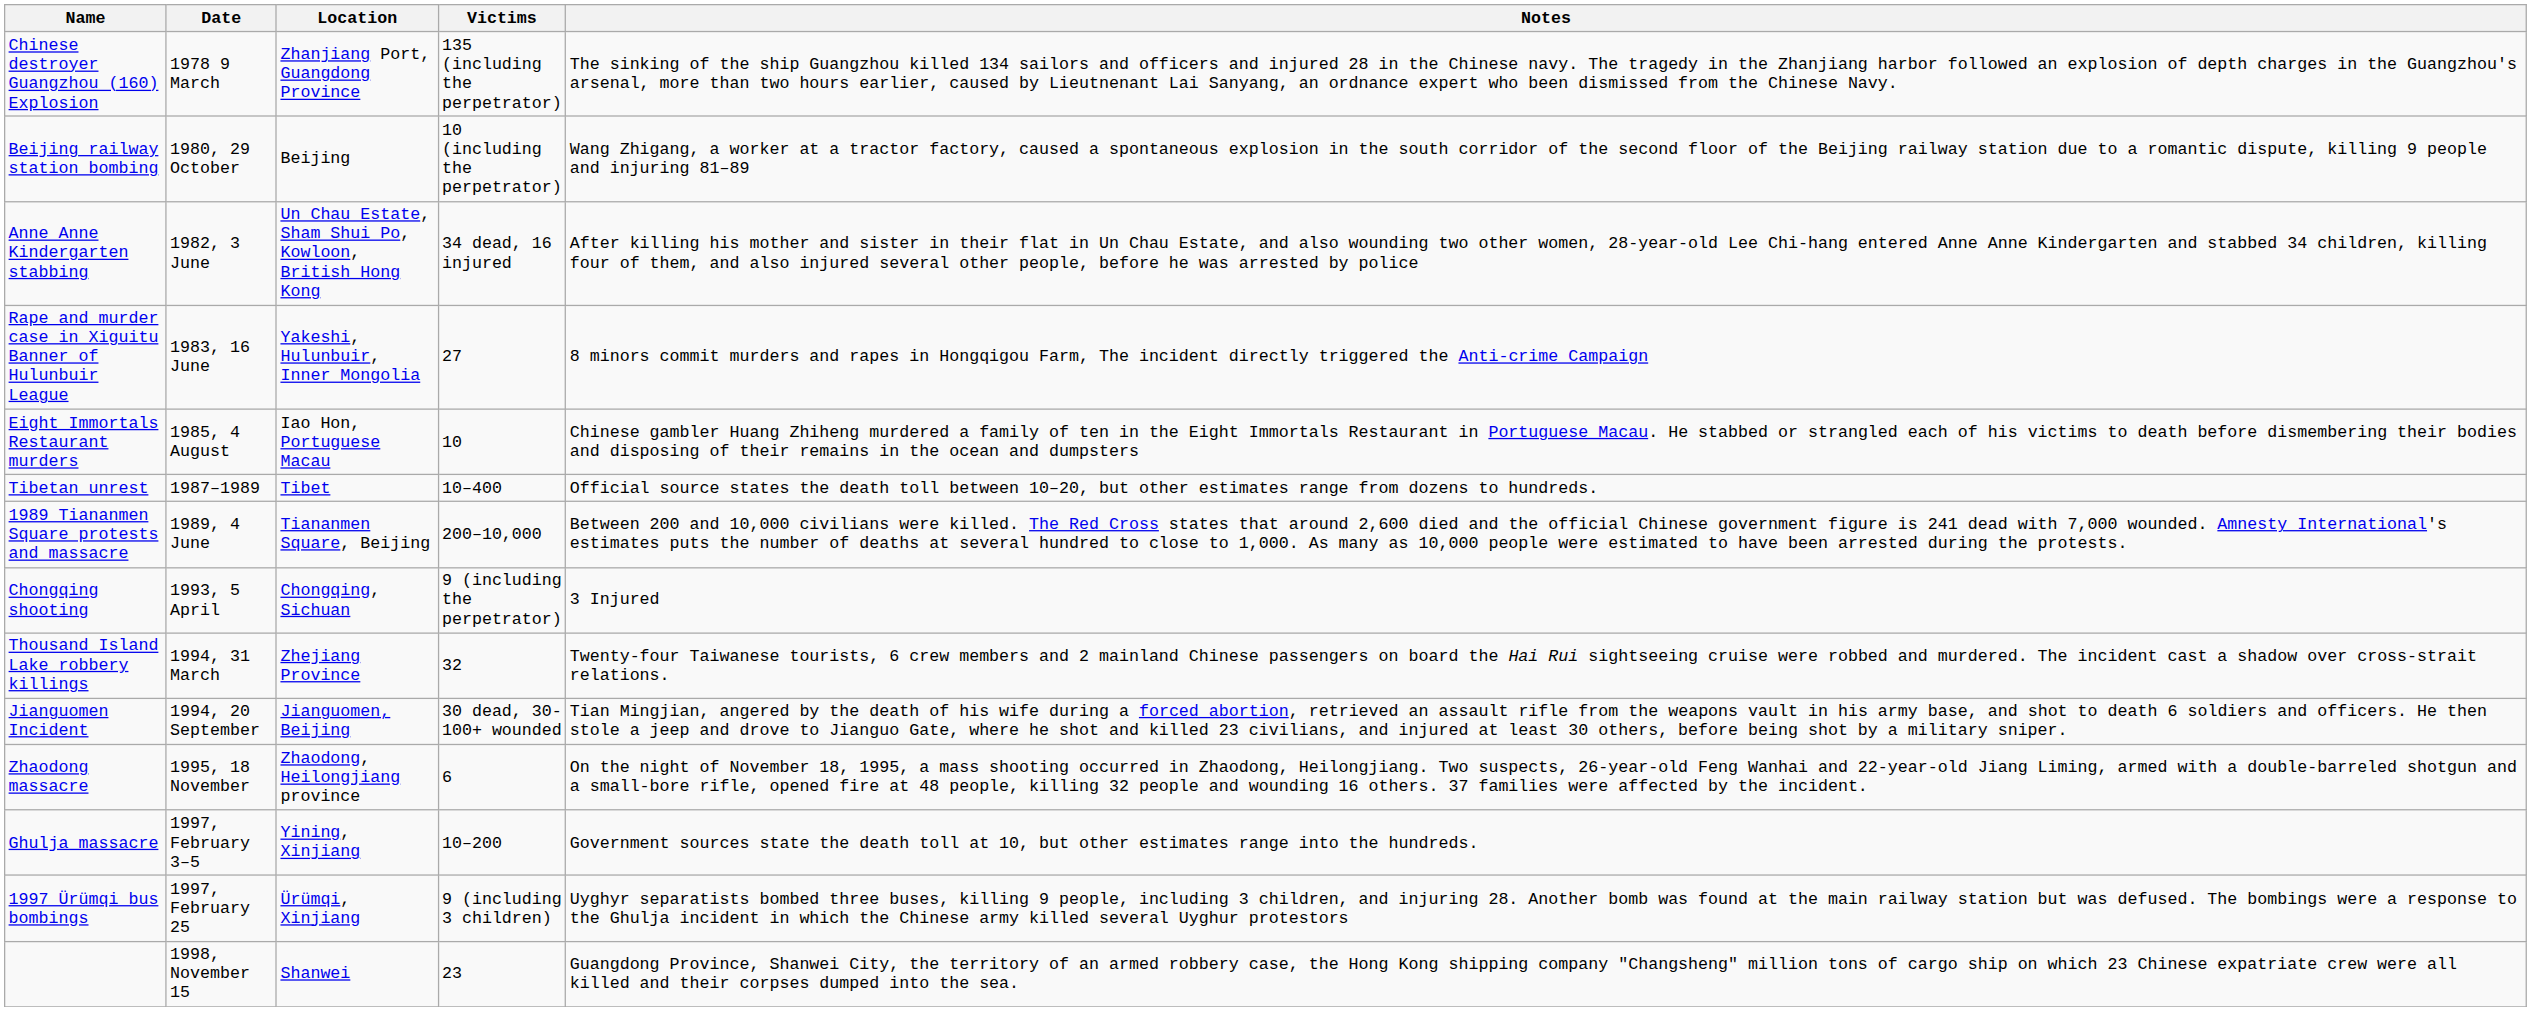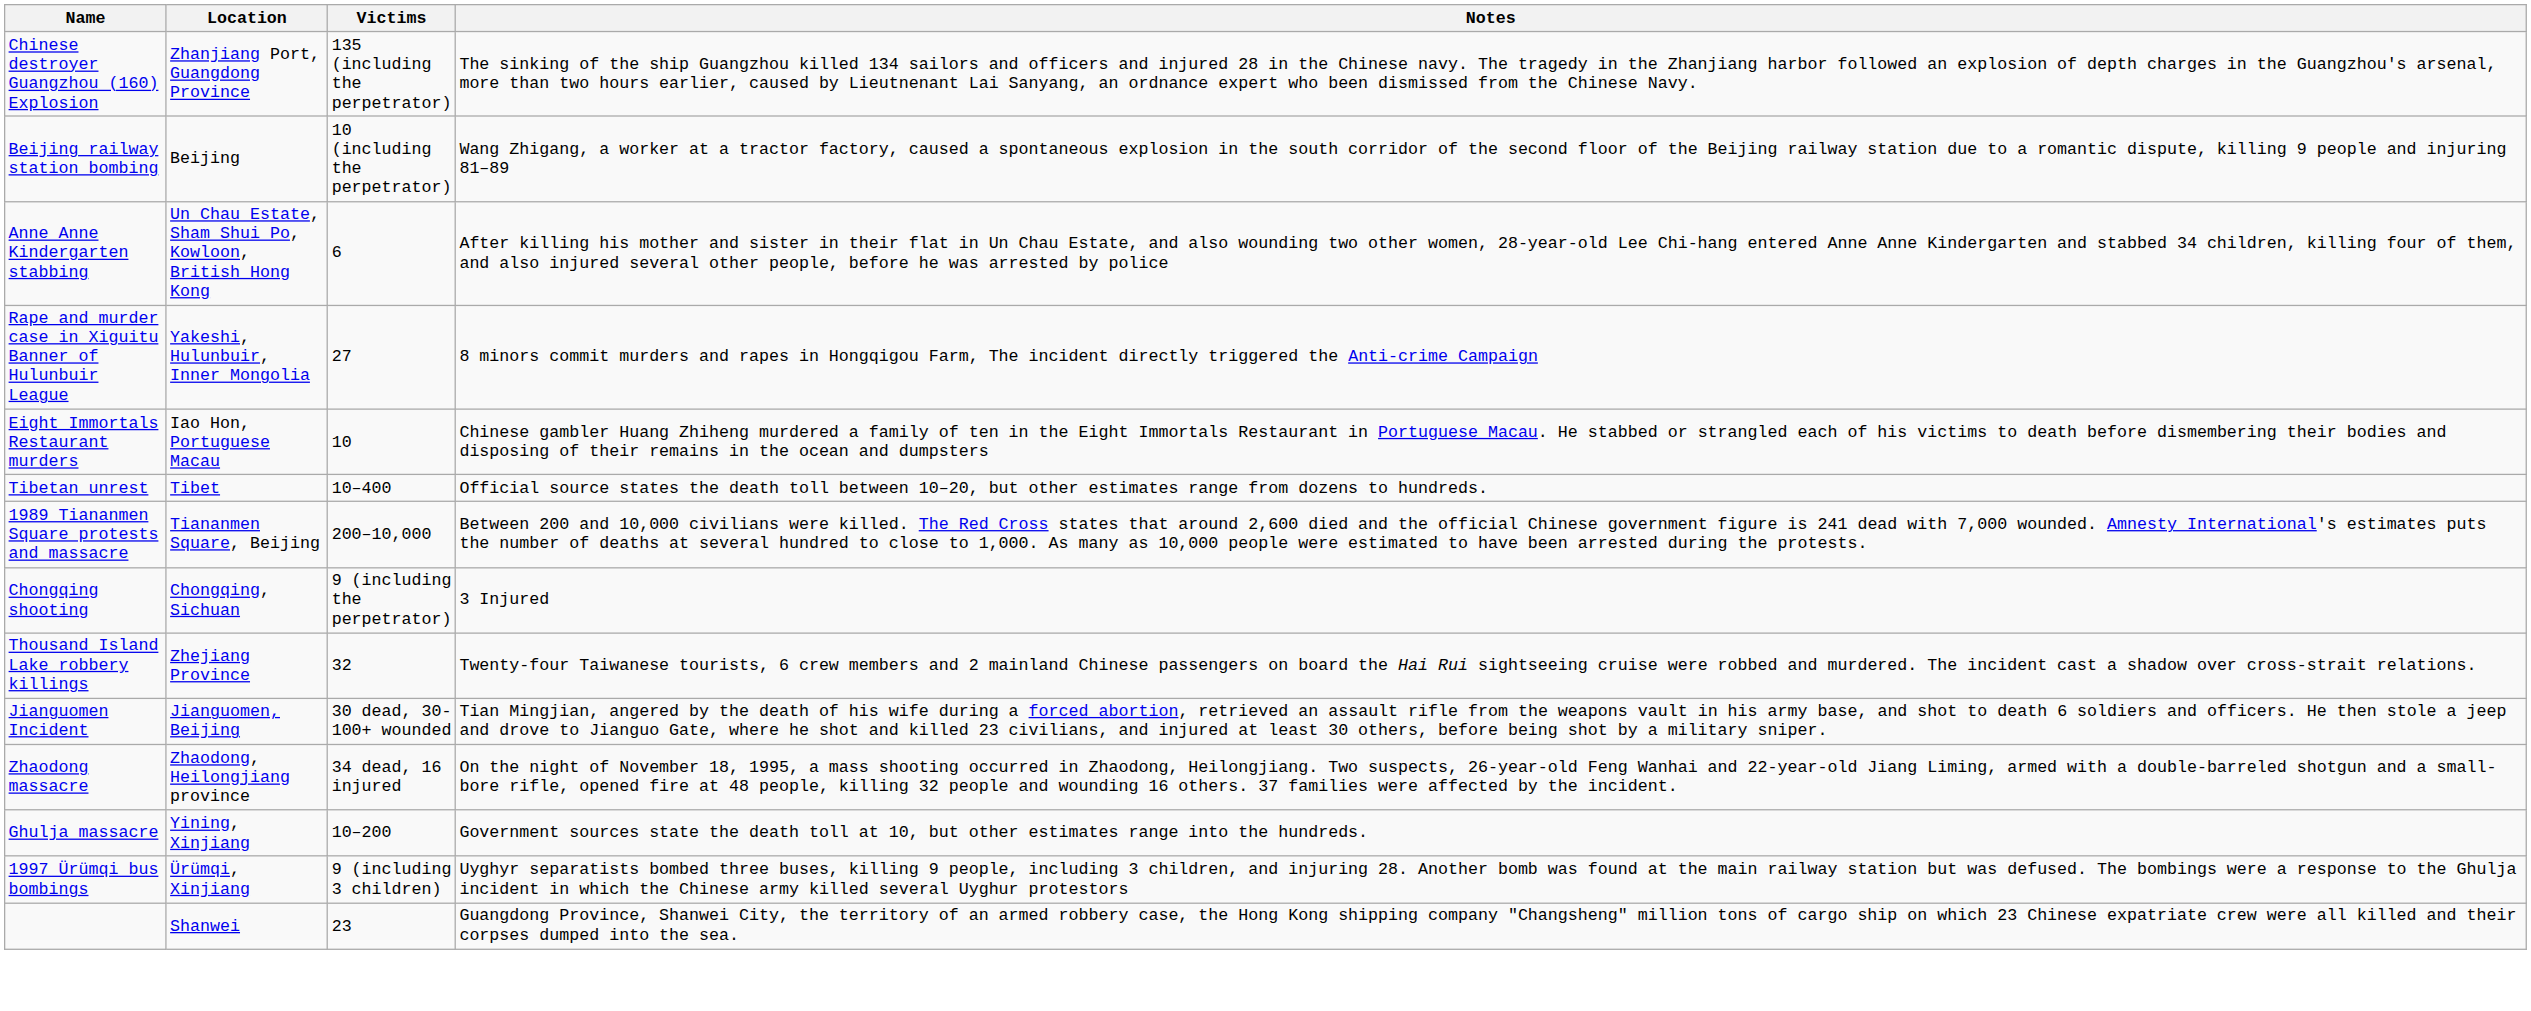- column: (221, 18)
(497, 253) 34 dead, 16 injured -> (337, 253) 6
(447, 777) 6 -> (387, 777) 34 dead, 16 injured
